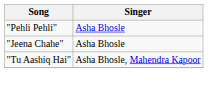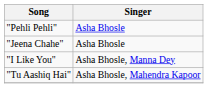+ row: (31, 59)
